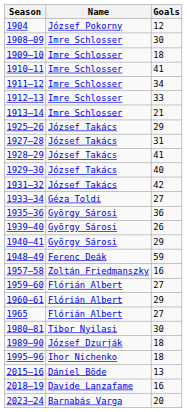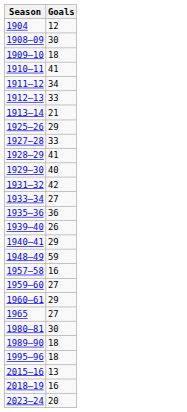- column: (98, 12)
(159, 141) 31 -> (53, 141) 33
